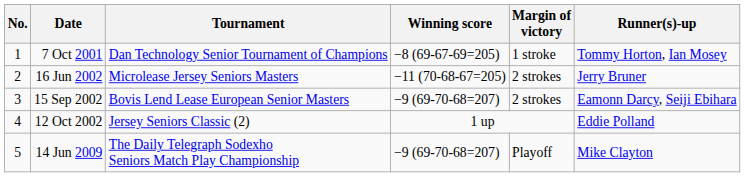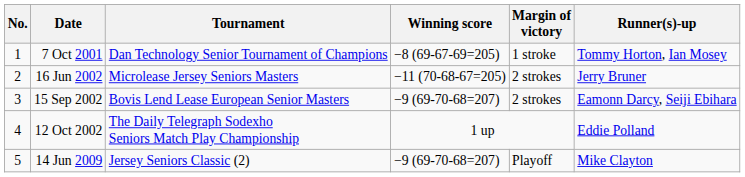(179, 122) Jersey Seniors Classic (2) -> (204, 130) The Daily Telegraph Sodexho Seniors Match Play Championship
(204, 153) The Daily Telegraph Sodexho Seniors Match Play Championship -> (179, 161) Jersey Seniors Classic (2)
